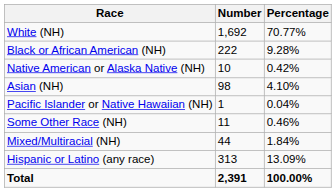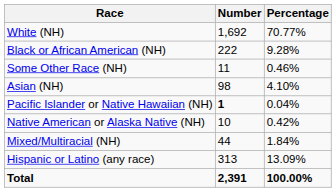rows swapped: (106, 68) <-> (67, 123)
(221, 104) normal -> (221, 104) bold
